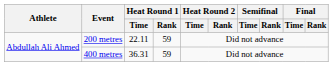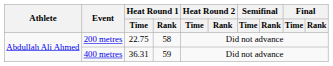(139, 40) 22.11 -> (139, 40) 22.75
(167, 40) 59 -> (167, 40) 58
